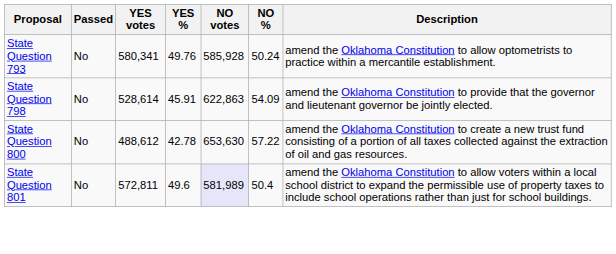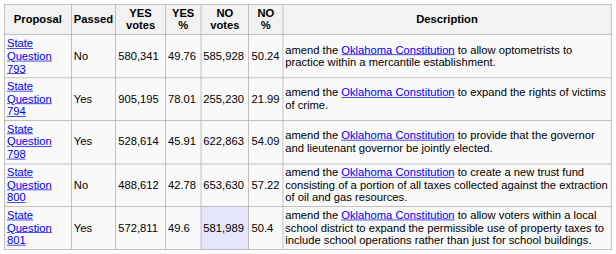+ row: (29, 99)
(81, 99) No -> (83, 142) Yes
(81, 185) No -> (83, 228) Yes
